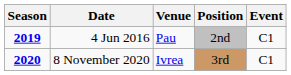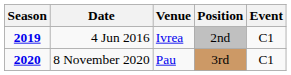(166, 37) Pau -> (170, 37) Ivrea
(170, 59) Ivrea -> (166, 59) Pau
